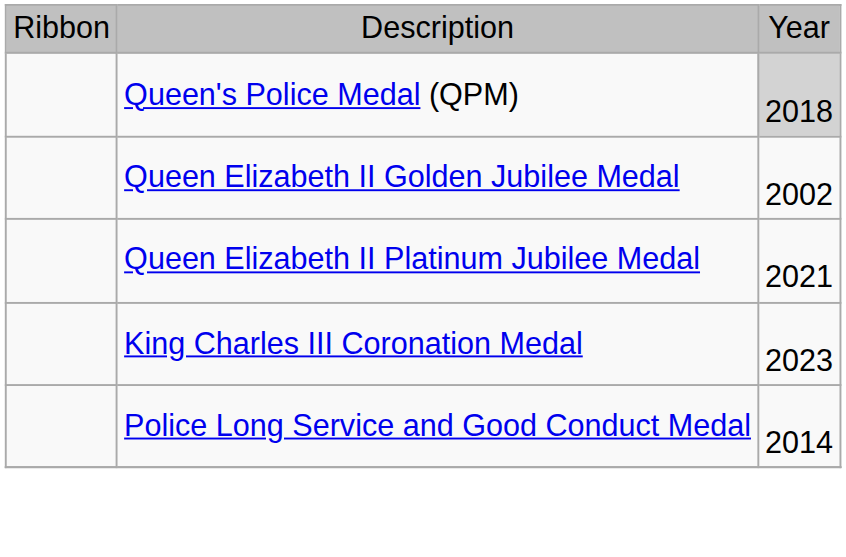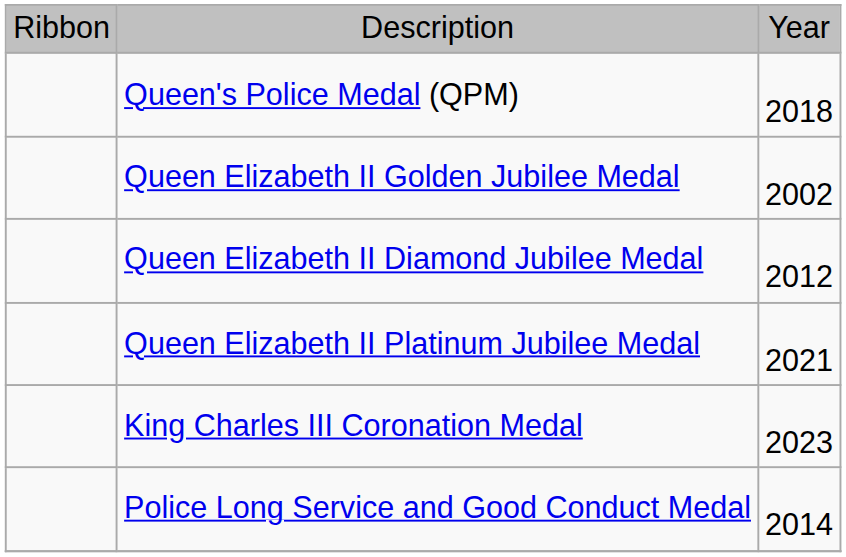(799, 111) lightgrey background -> (799, 111) no background
+ row: (414, 260)
